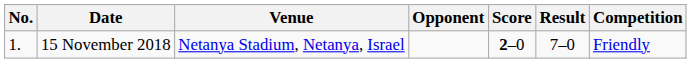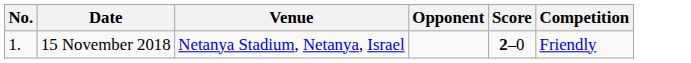- column: (562, 17)
